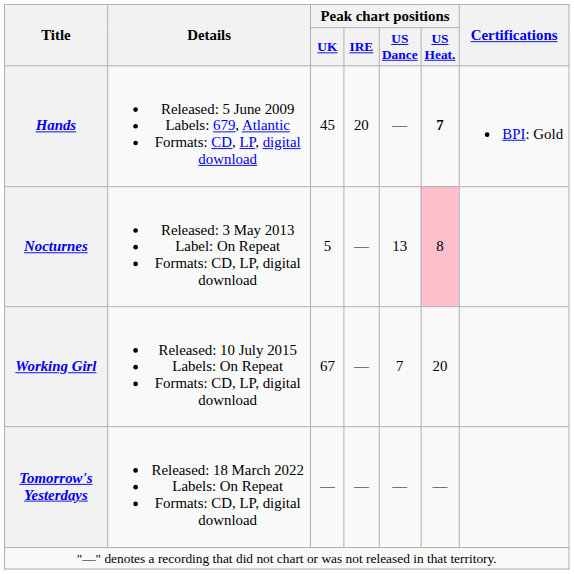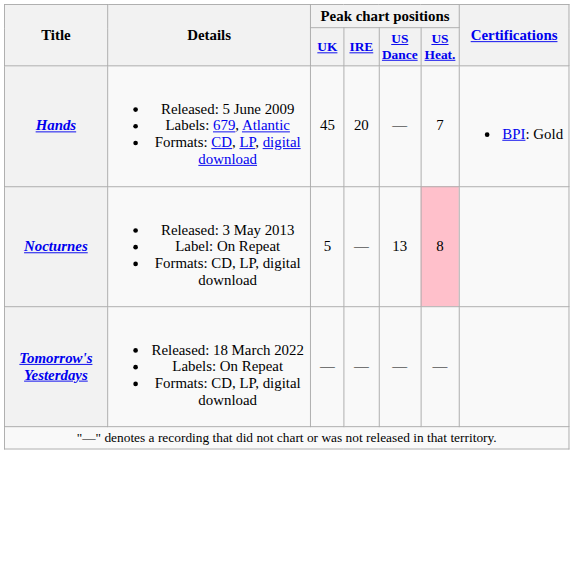(440, 126) bold -> (440, 126) normal
- row: (56, 366)
